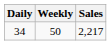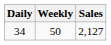(91, 31) 2,217 -> (91, 31) 2,127
